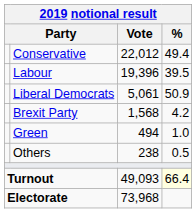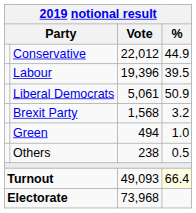(177, 53) 49.4 -> (177, 53) 44.9
(180, 113) 4.2 -> (180, 113) 3.2
